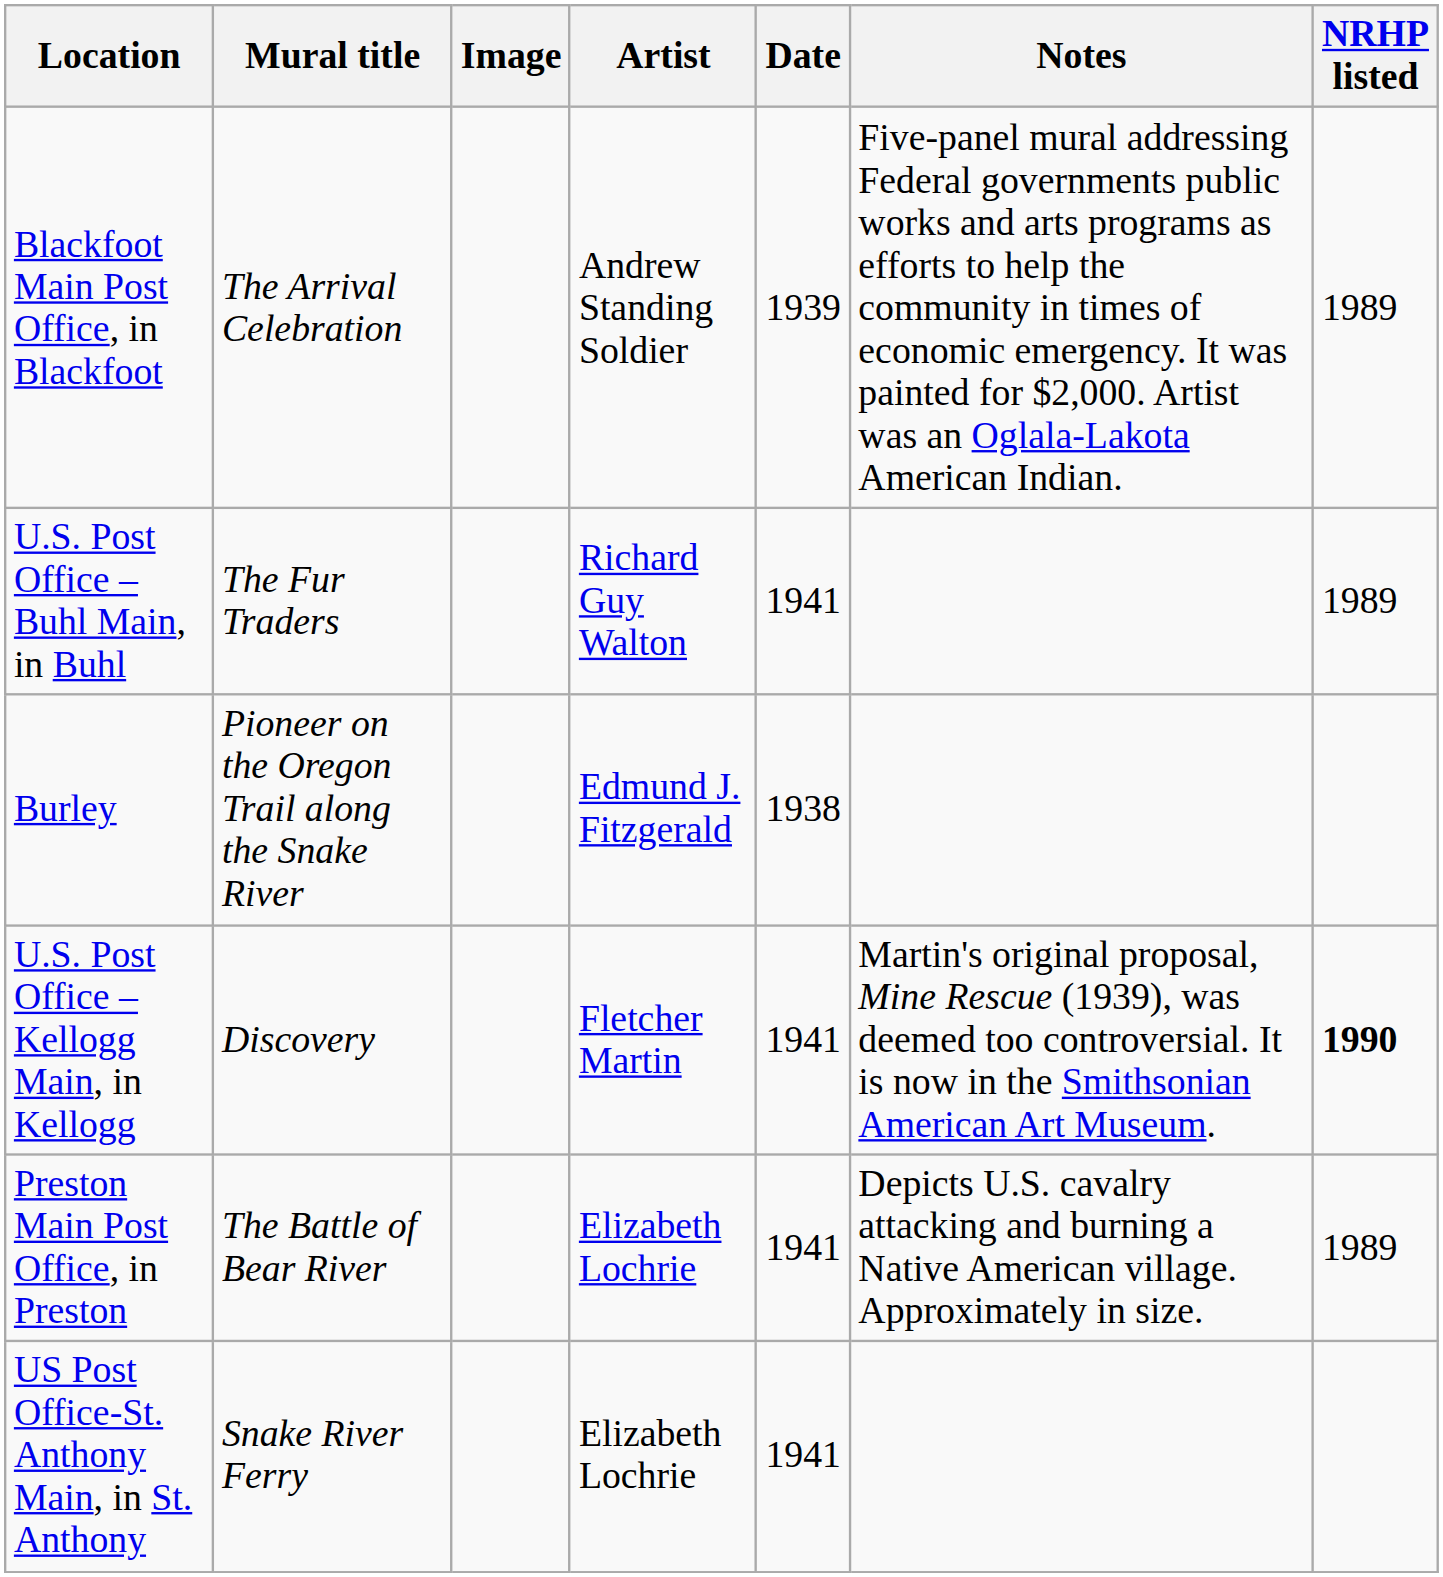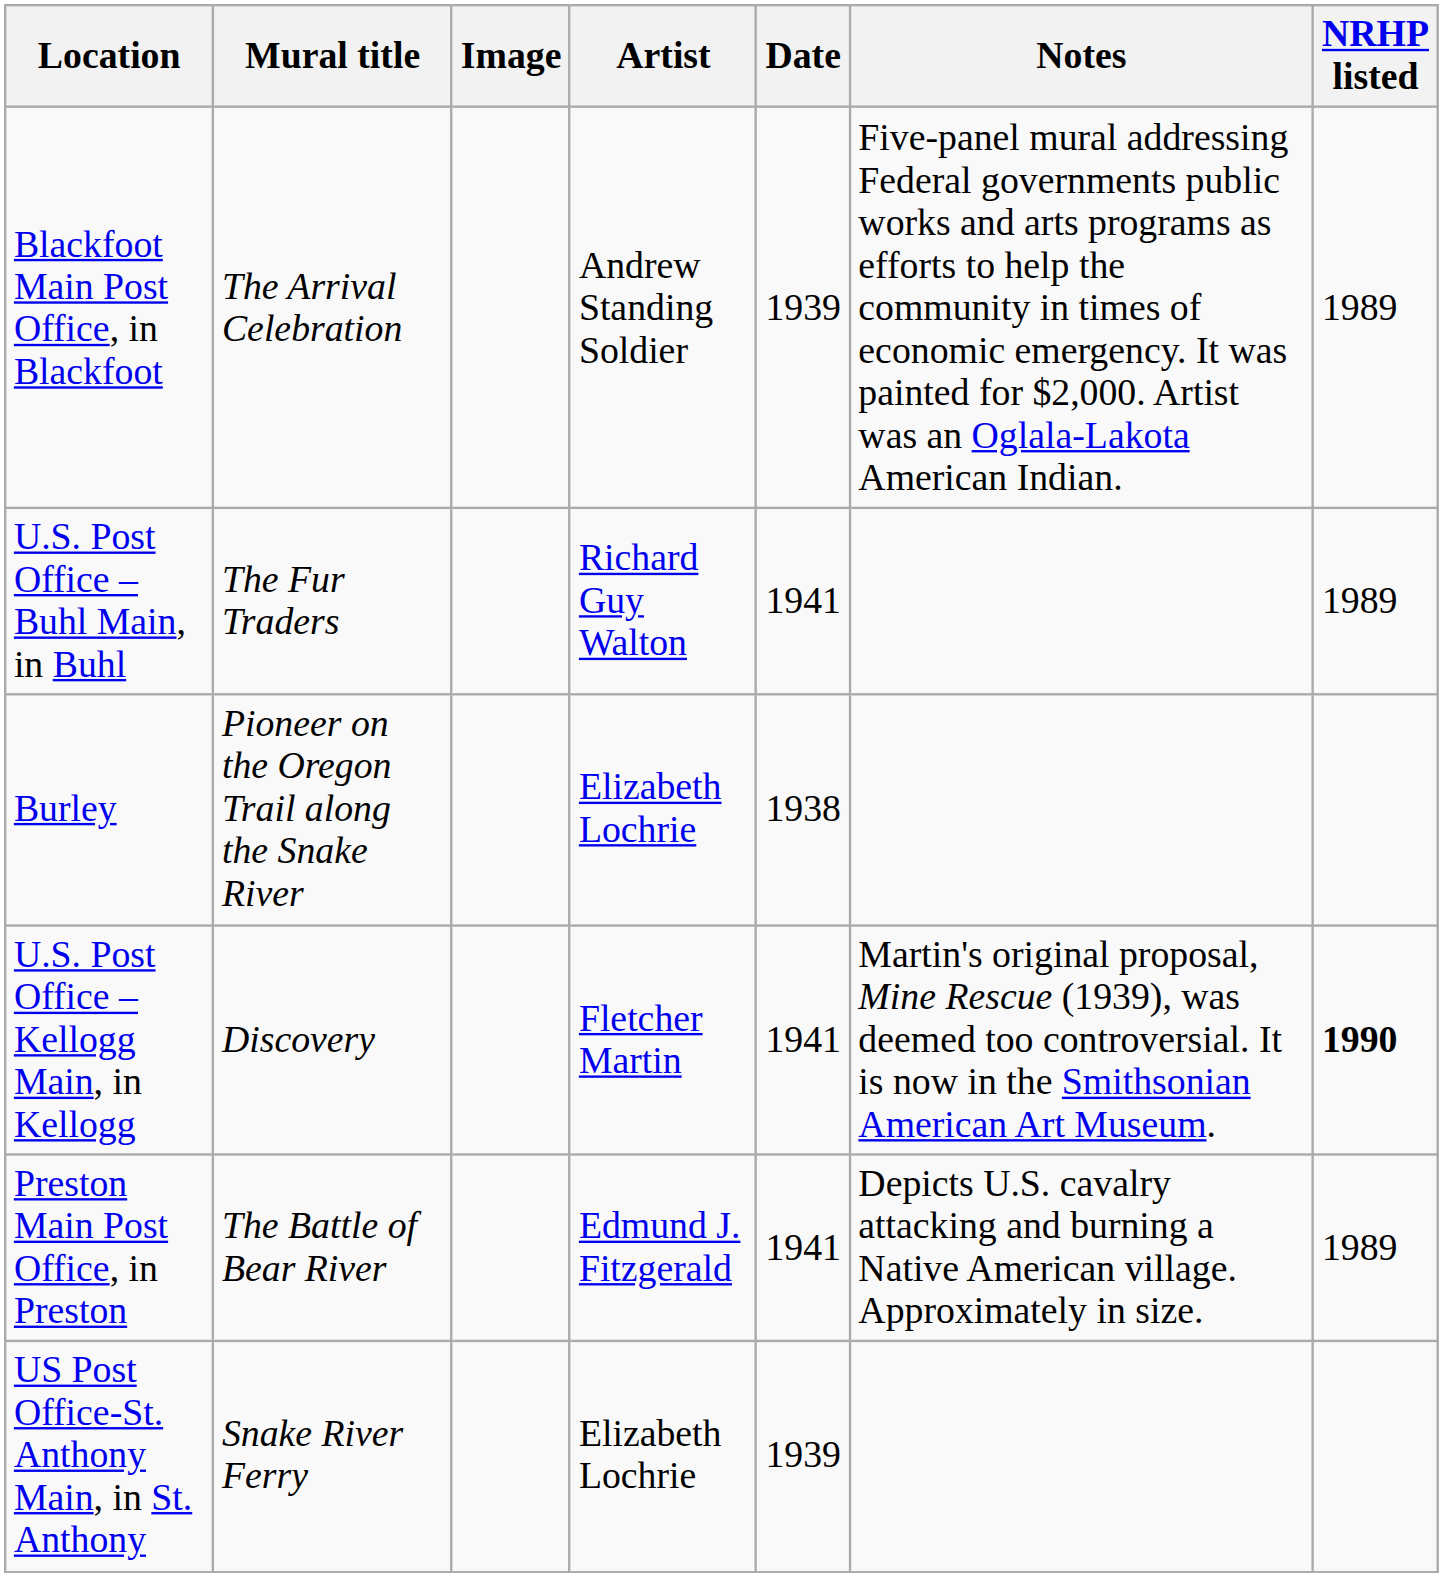(660, 808) Edmund J. Fitzgerald -> (650, 808) Elizabeth Lochrie
(650, 1247) Elizabeth Lochrie -> (660, 1247) Edmund J. Fitzgerald
(803, 1455) 1941 -> (803, 1455) 1939
